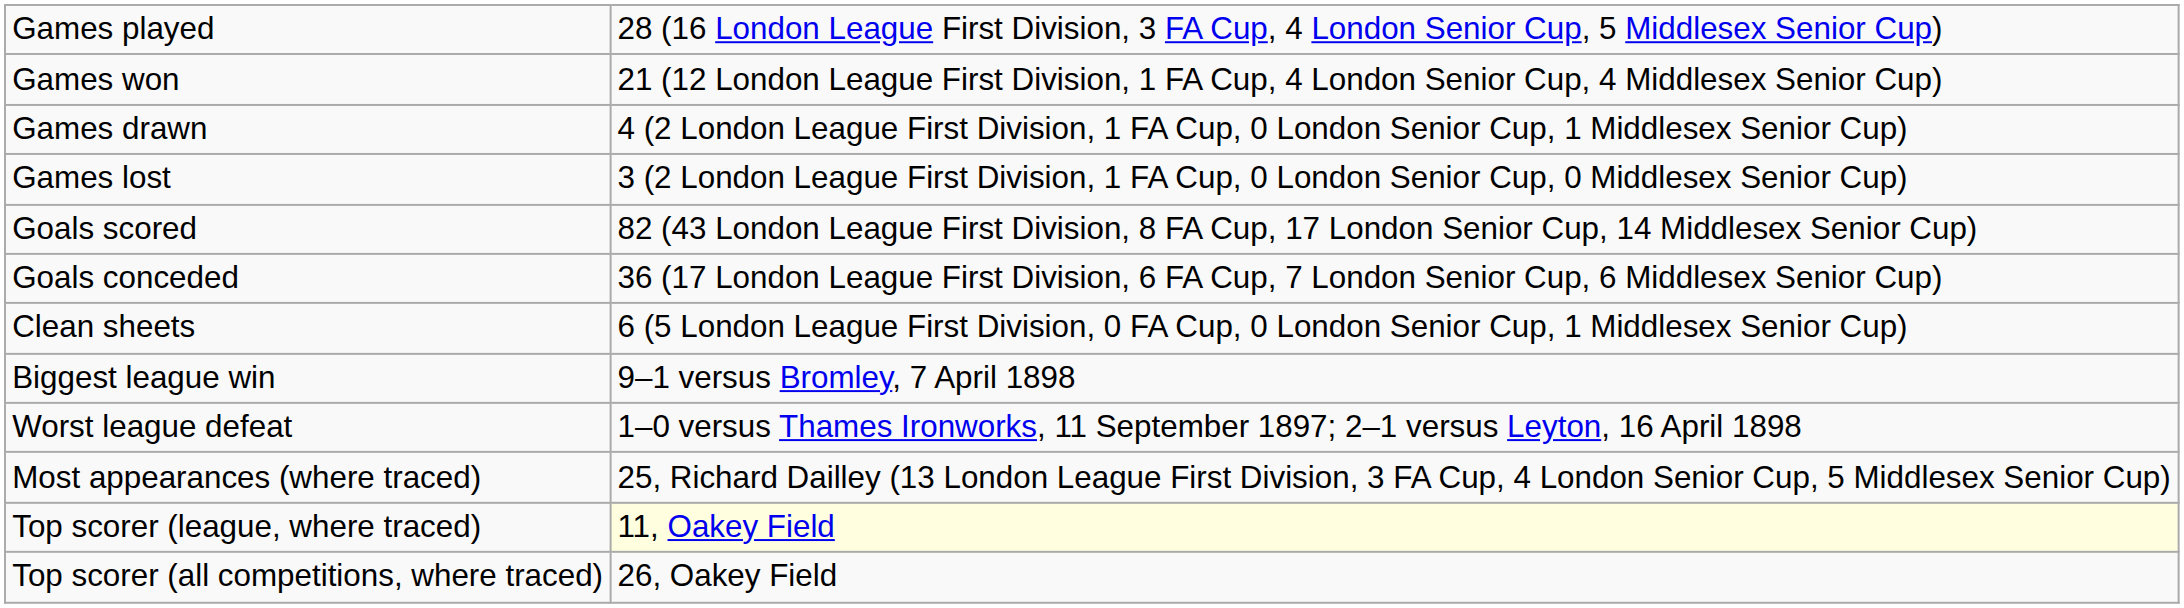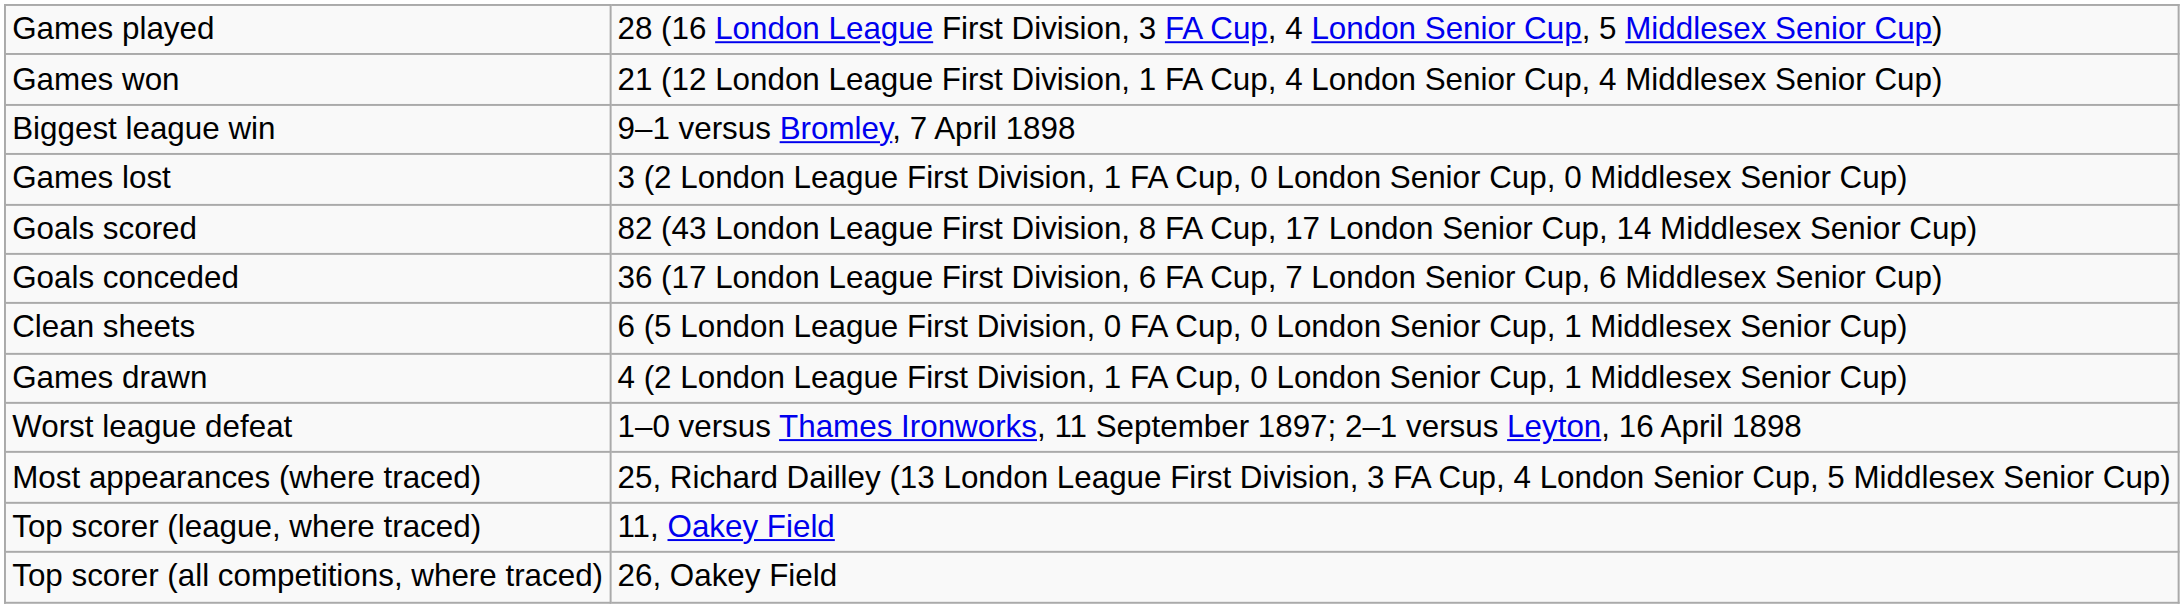rows swapped: (110, 128) <-> (144, 377)
(726, 526) lightyellow background -> (726, 526) no background
